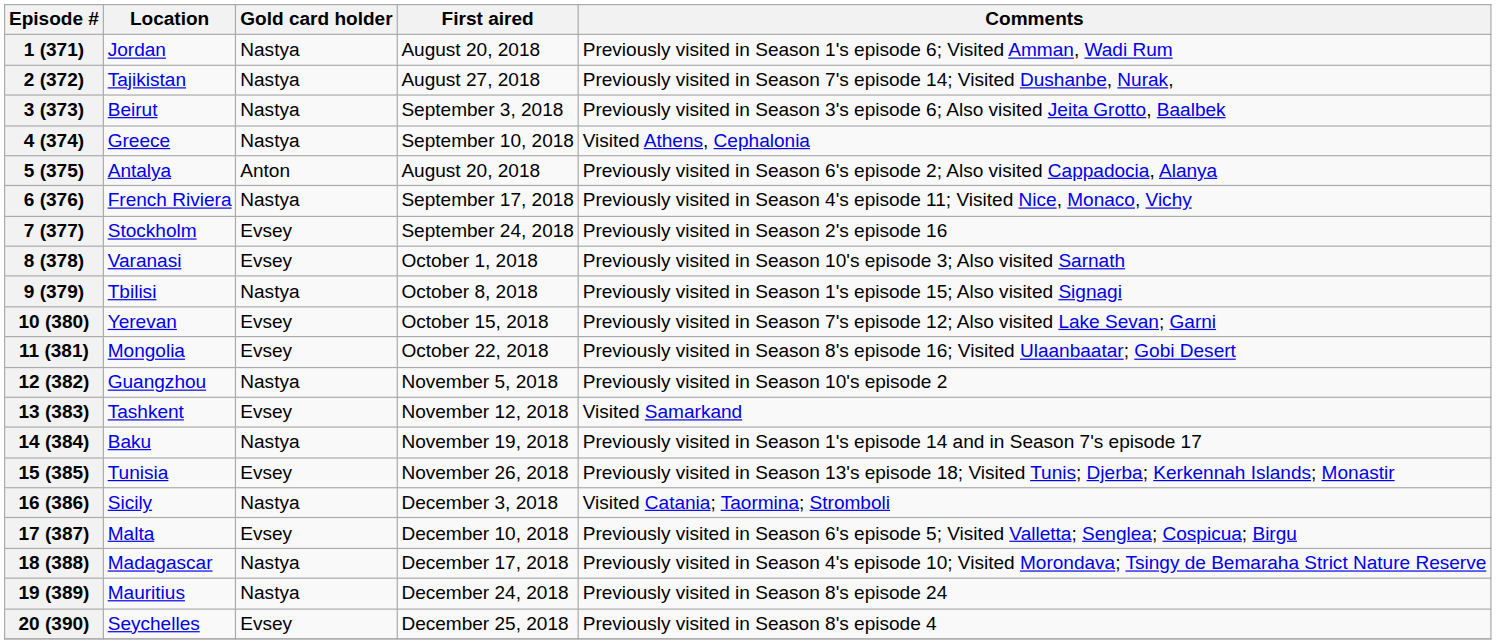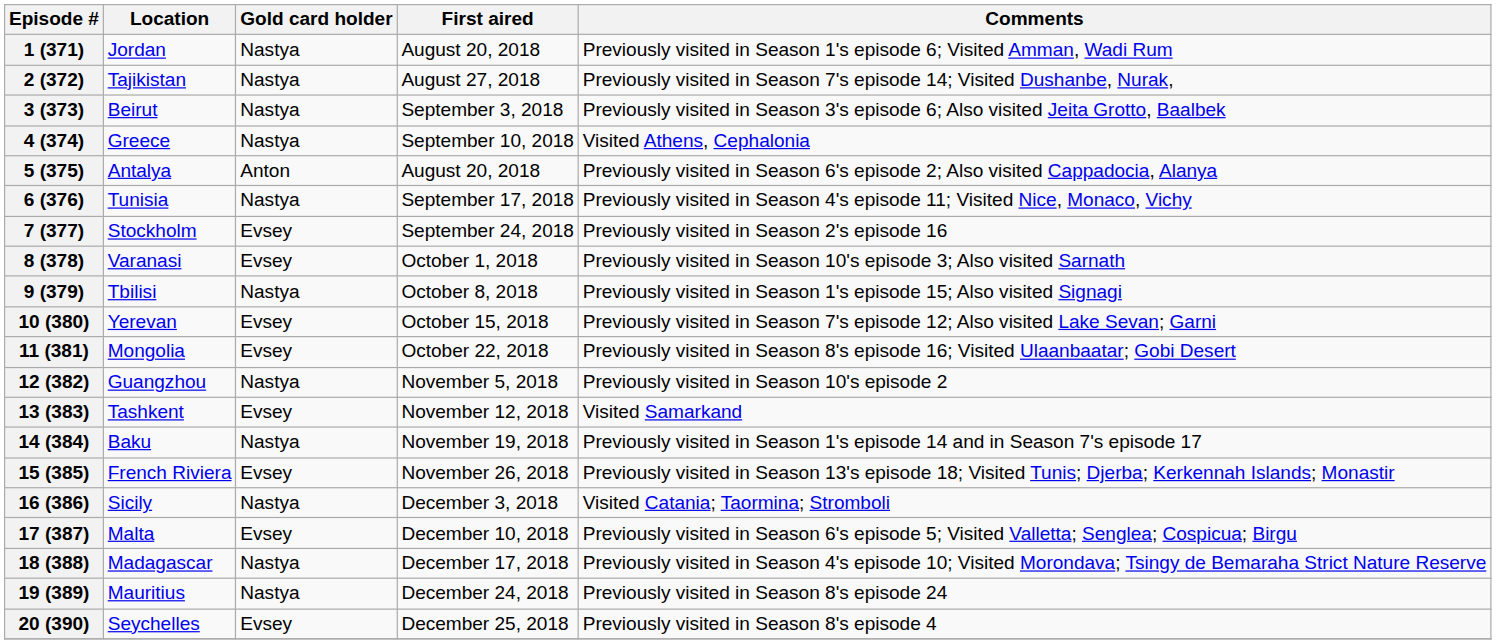(170, 200) French Riviera -> (138, 200) Tunisia
(138, 472) Tunisia -> (170, 472) French Riviera
